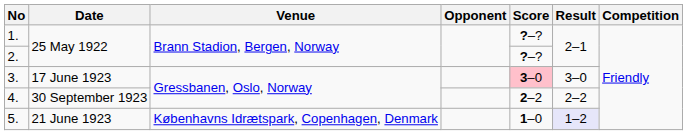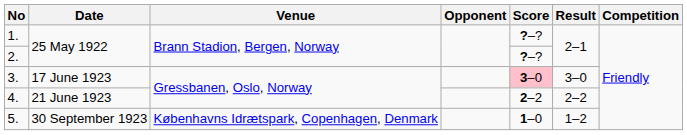(89, 98) 30 September 1923 -> (71, 98) 21 June 1923
(71, 118) 21 June 1923 -> (89, 118) 30 September 1923
(576, 118) lavender background -> (576, 118) no background
